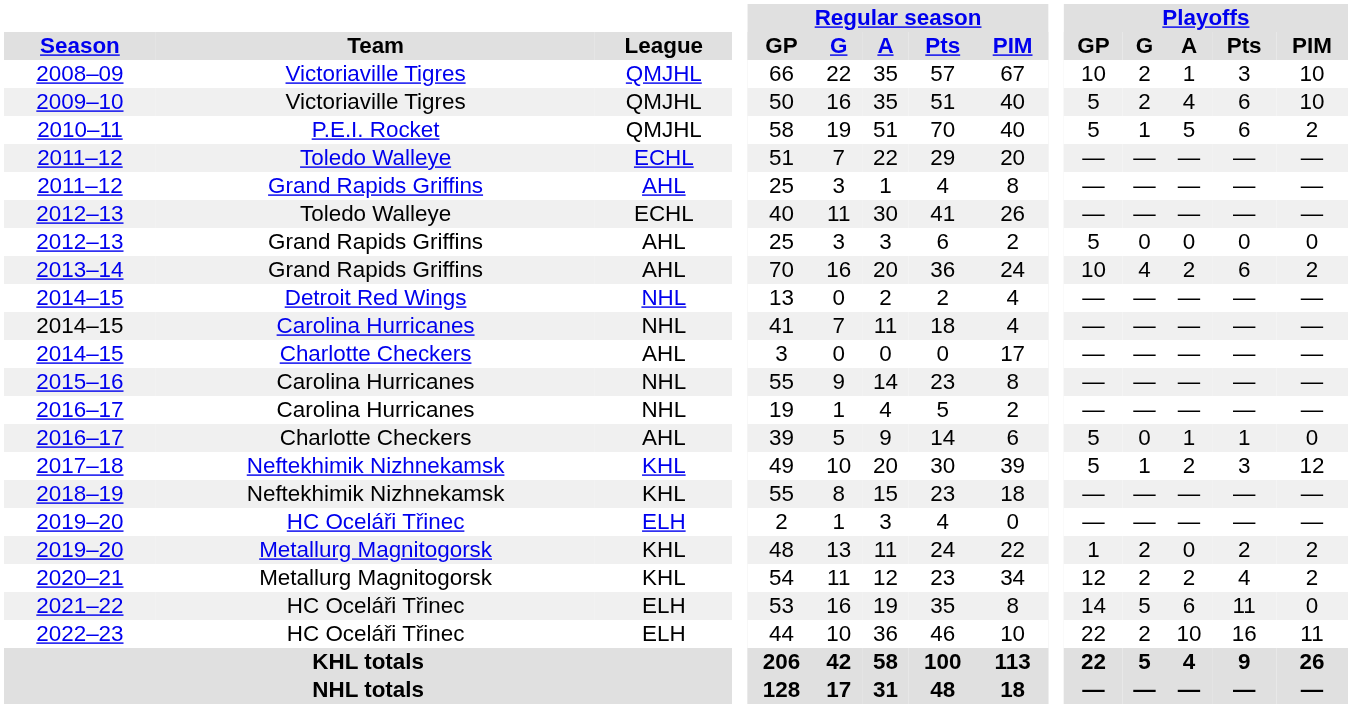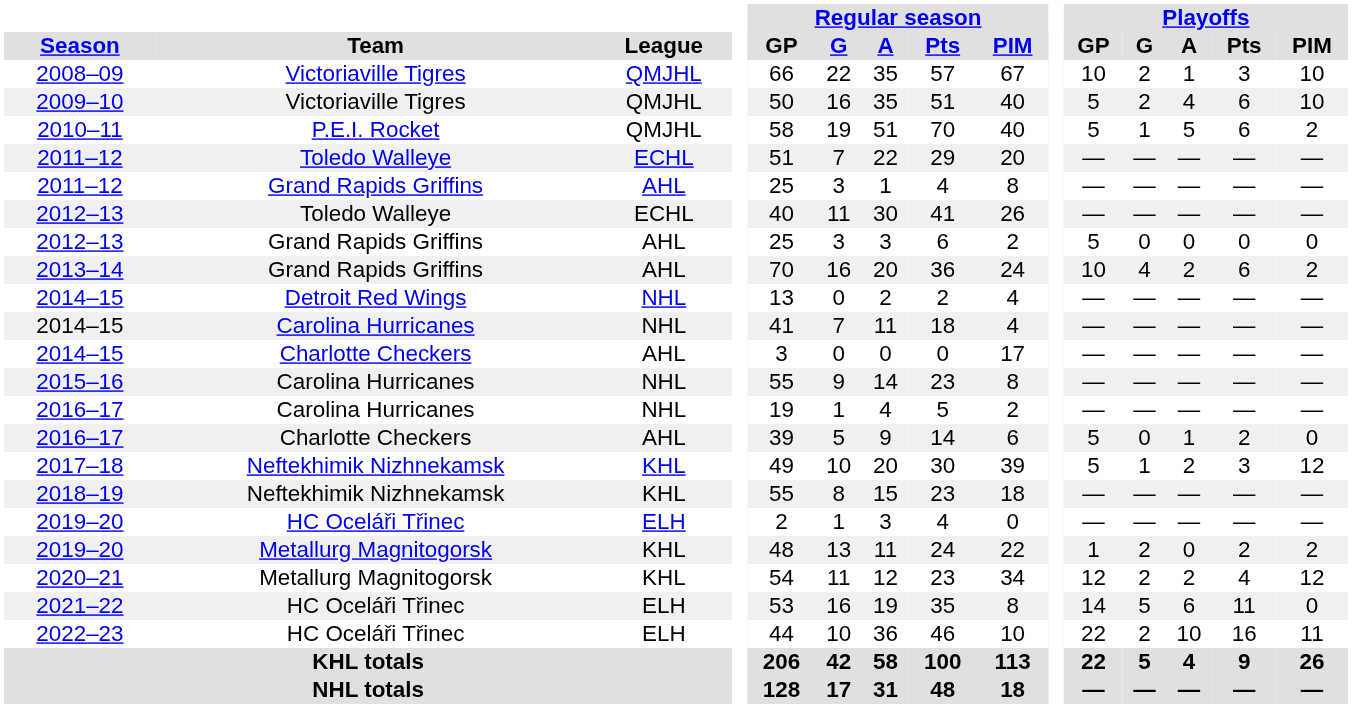(1244, 437) 1 -> (1244, 437) 2
(1312, 577) 2 -> (1312, 577) 12
